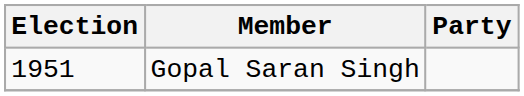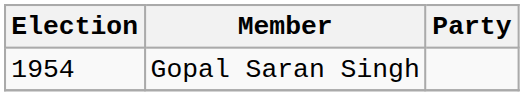(43, 70) 1951 -> (43, 70) 1954
